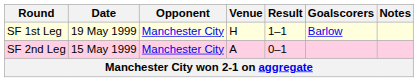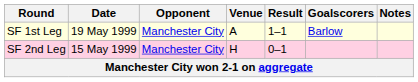(233, 31) H -> (233, 31) A
(233, 49) A -> (233, 49) H
